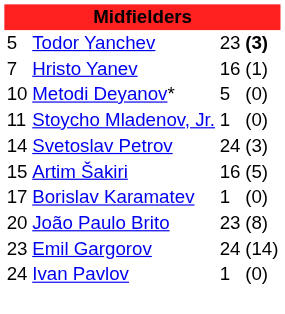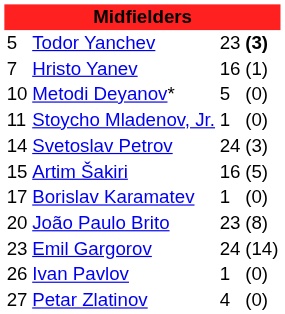(17, 274) 24 -> (17, 274) 26
+ row: (90, 300)
